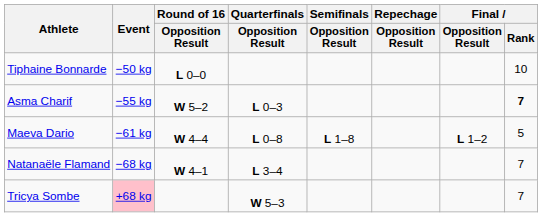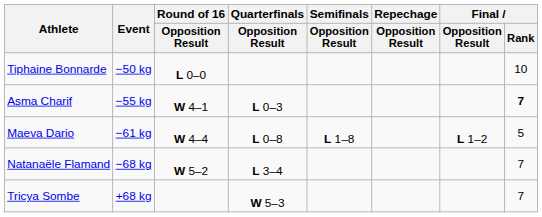(191, 108) W 5–2 -> (191, 108) W 4–1
(191, 171) W 4–1 -> (191, 171) W 5–2
(134, 196) pink background -> (134, 196) no background
